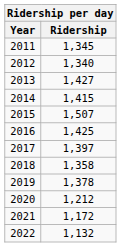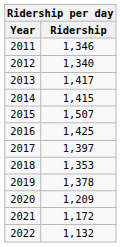(78, 47) 1,345 -> (78, 47) 1,346
(78, 81) 1,427 -> (78, 81) 1,417
(78, 165) 1,358 -> (78, 165) 1,353
(78, 199) 1,212 -> (78, 199) 1,209
